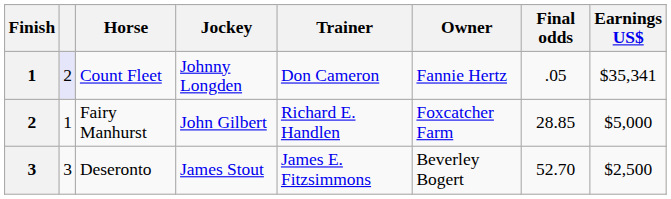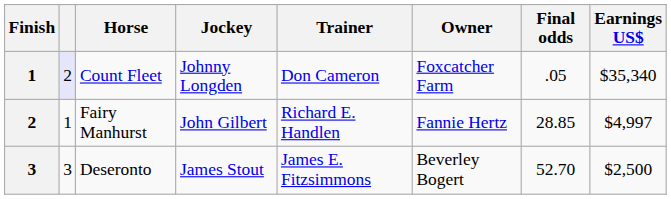(462, 75) Fannie Hertz -> (455, 75) Foxcatcher Farm
(628, 75) $35,341 -> (628, 75) $35,340
(455, 122) Foxcatcher Farm -> (462, 122) Fannie Hertz
(628, 122) $5,000 -> (628, 122) $4,997
